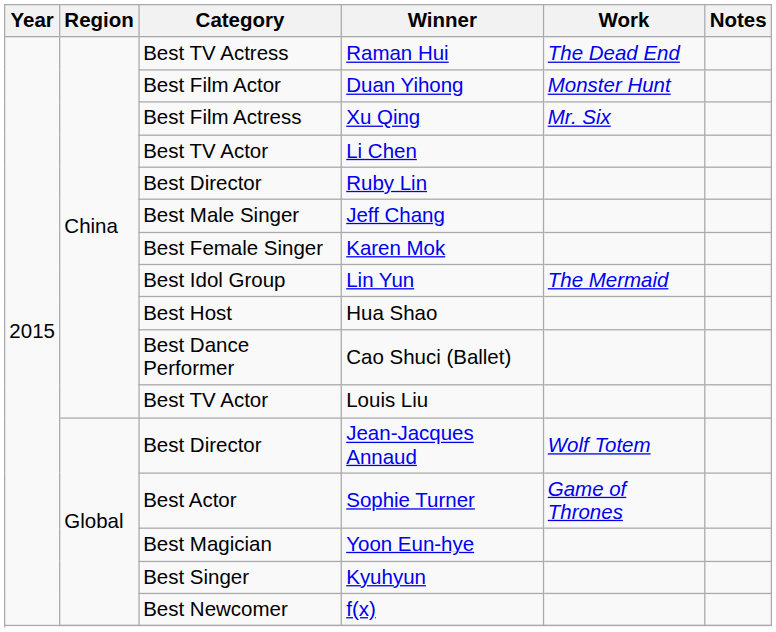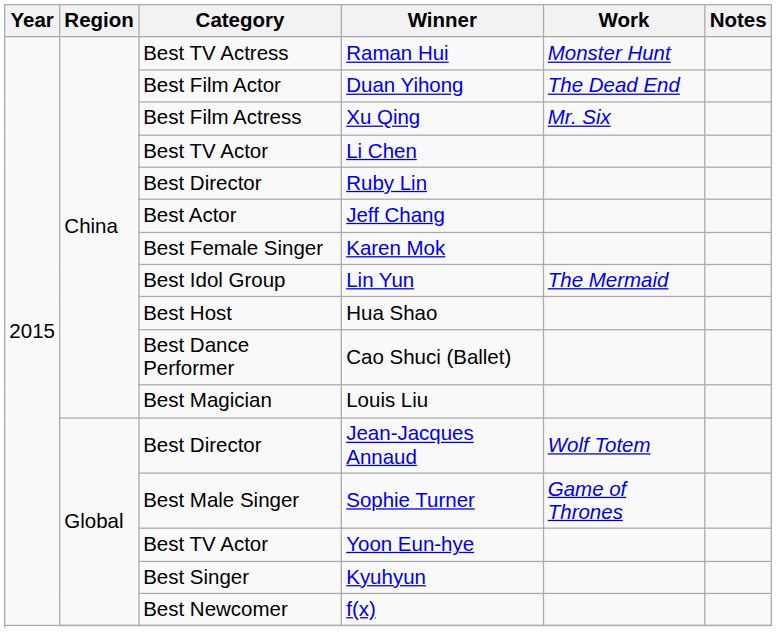(614, 53) The Dead End -> (609, 53) Monster Hunt
(609, 85) Monster Hunt -> (614, 85) The Dead End
(221, 215) Best Male Singer -> (190, 215) Best Actor
(206, 401) Best TV Actor -> (208, 401) Best Magician
(190, 500) Best Actor -> (221, 500) Best Male Singer
(208, 544) Best Magician -> (206, 544) Best TV Actor
